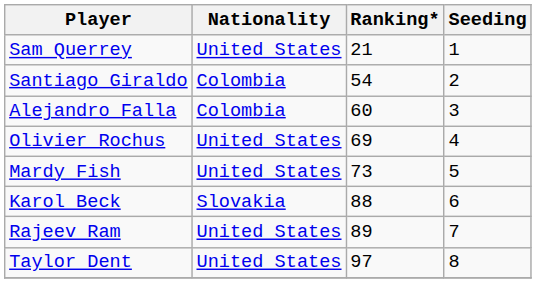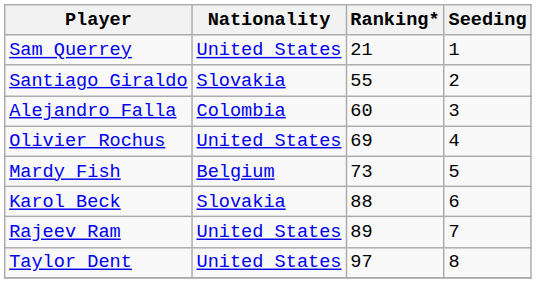(241, 80) Colombia -> (241, 80) Slovakia
(362, 80) 54 -> (362, 80) 55
(269, 171) United States -> (236, 171) Belgium
